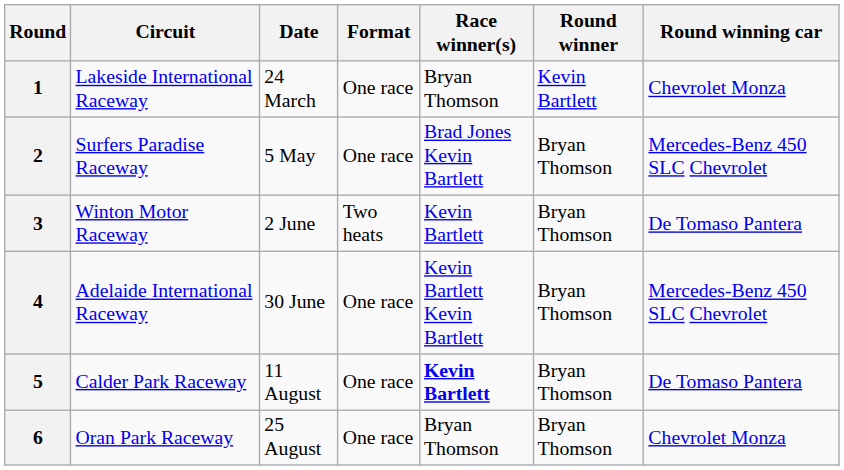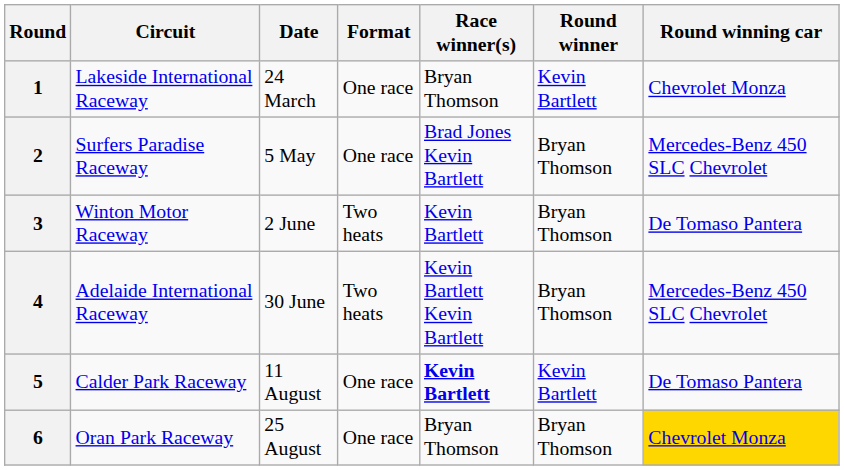(378, 302) One race -> (363, 302) Two heats
(575, 381) Bryan Thomson -> (567, 381) Kevin Bartlett
(717, 437) no background -> (717, 437) gold background
